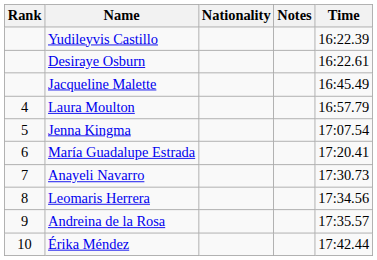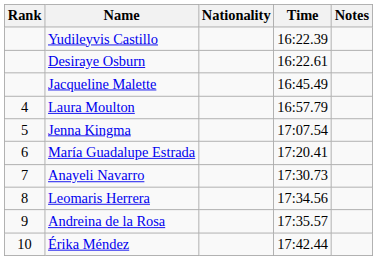columns swapped: (344, 15) <-> (294, 15)
